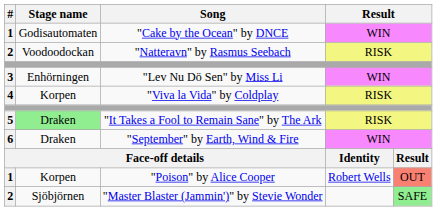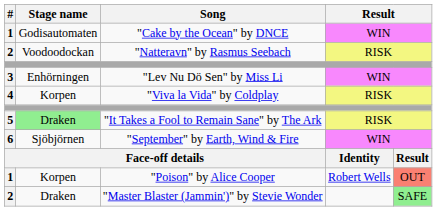(58, 139) Draken -> (58, 139) Sjöbjörnen
(58, 196) Sjöbjörnen -> (58, 196) Draken
